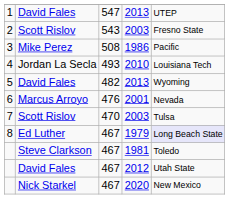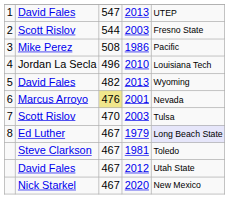(111, 30) 543 -> (111, 30) 544
(111, 64) 493 -> (111, 64) 496
(111, 99) no background -> (111, 99) khaki background
